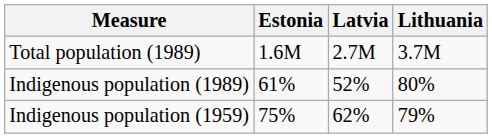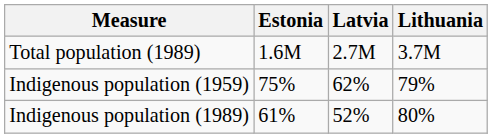rows swapped: (129, 116) <-> (129, 84)
